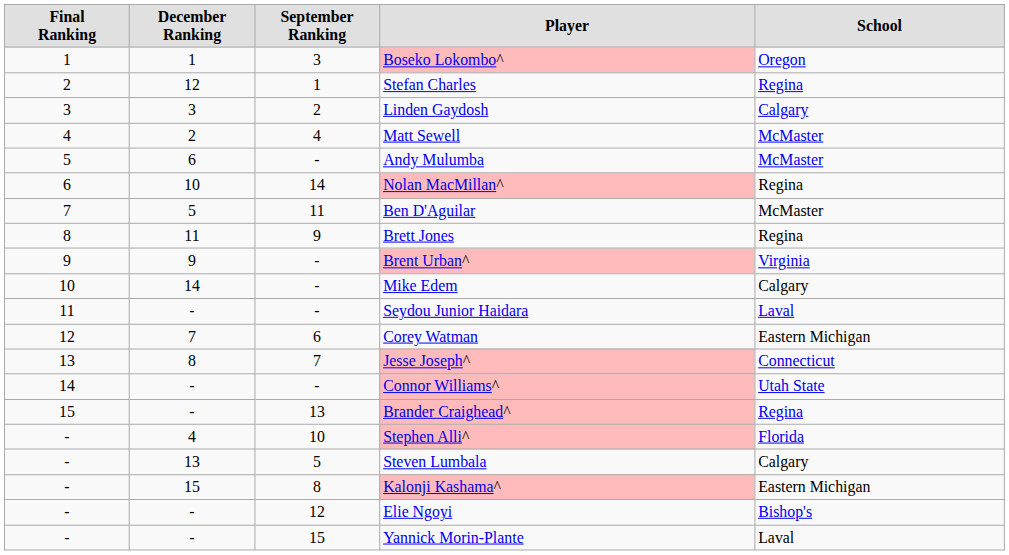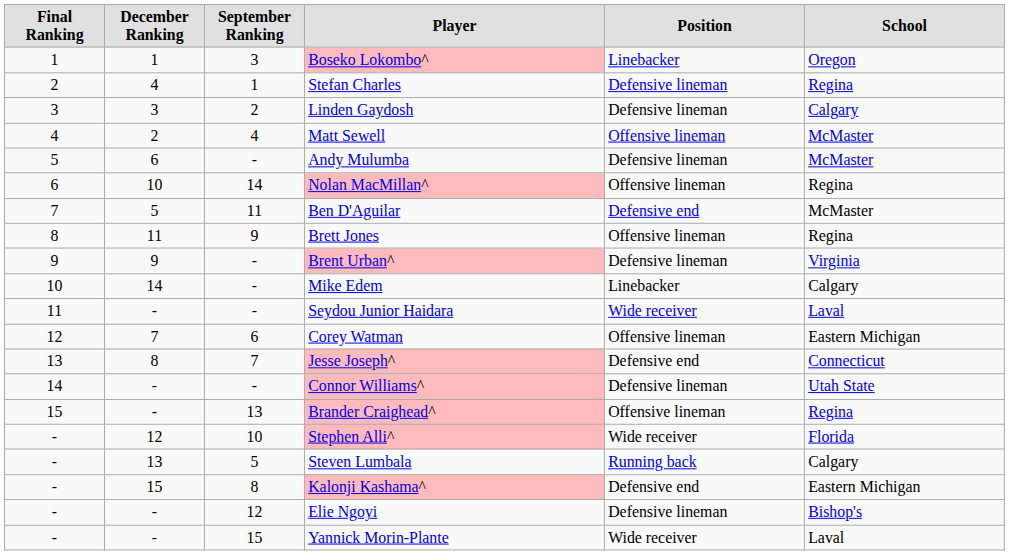+ column: (705, 25)
(192, 85) 12 -> (154, 85) 4
(192, 436) 4 -> (154, 436) 12
